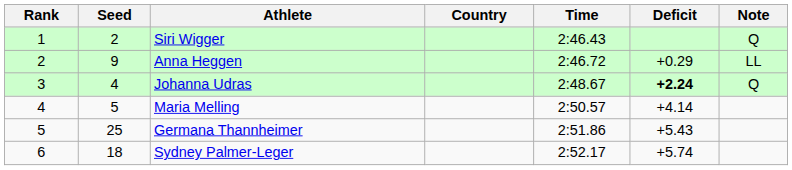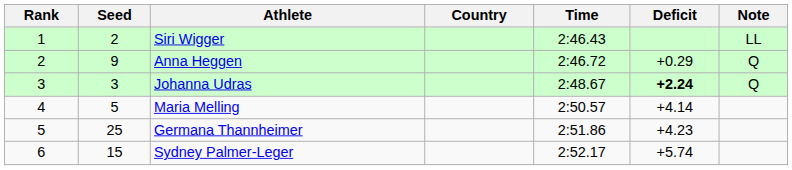(754, 38) Q -> (754, 38) LL
(754, 61) LL -> (754, 61) Q
(114, 84) 4 -> (114, 84) 3
(675, 130) +5.43 -> (675, 130) +4.23
(114, 152) 18 -> (114, 152) 15
